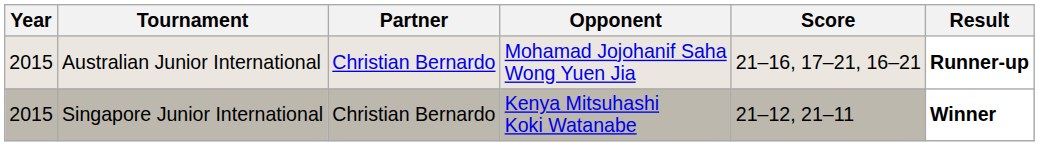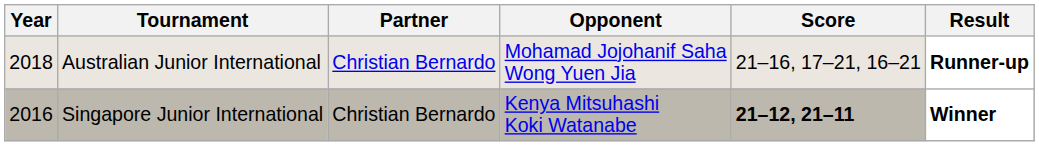(31, 62) 2015 -> (31, 62) 2018
(31, 115) 2015 -> (31, 115) 2016
(795, 115) normal -> (795, 115) bold
